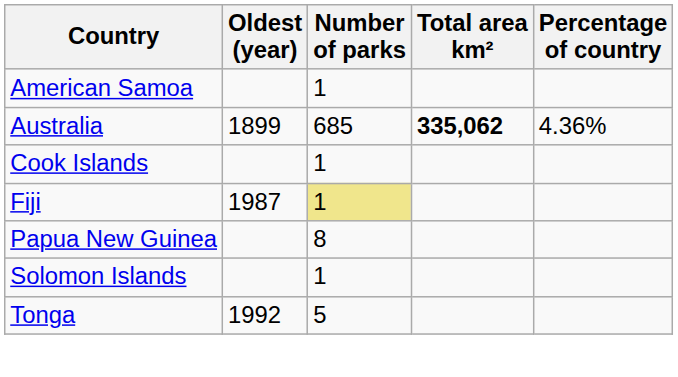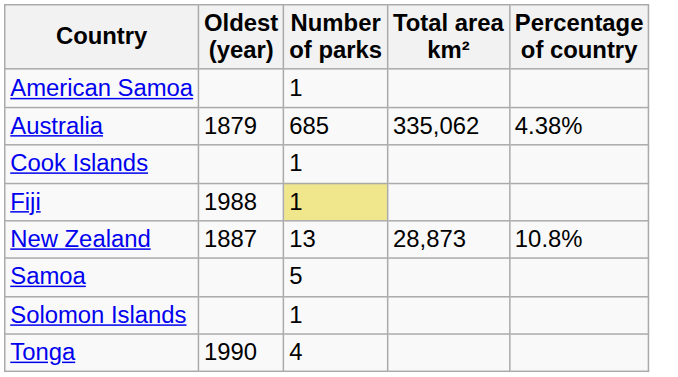(255, 125) 1899 -> (231, 125) 1879
(460, 125) bold -> (436, 125) normal
(573, 125) 4.36% -> (549, 125) 4.38%
(255, 201) 1987 -> (231, 201) 1988
+ row: (80, 239)
- row: (114, 239)
+ row: (48, 277)
(255, 314) 1992 -> (231, 352) 1990
(320, 314) 5 -> (296, 352) 4
